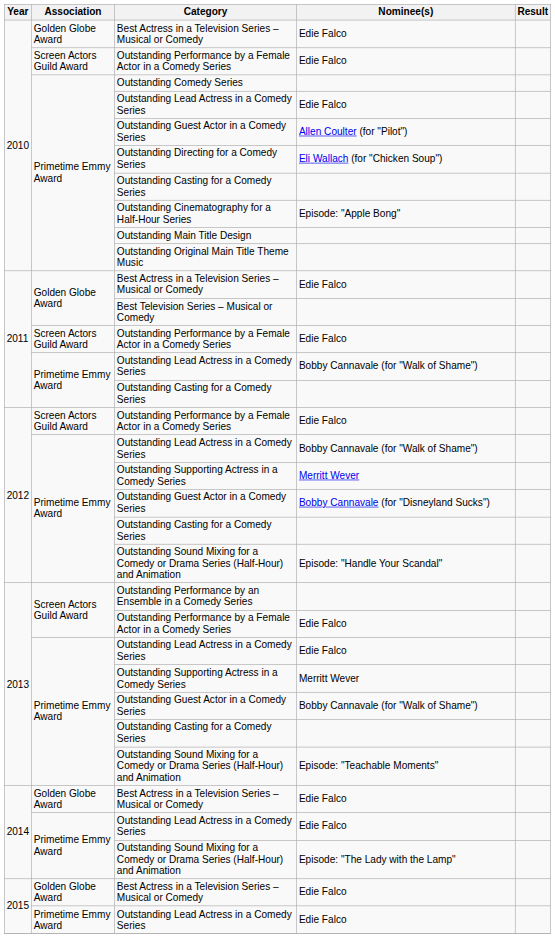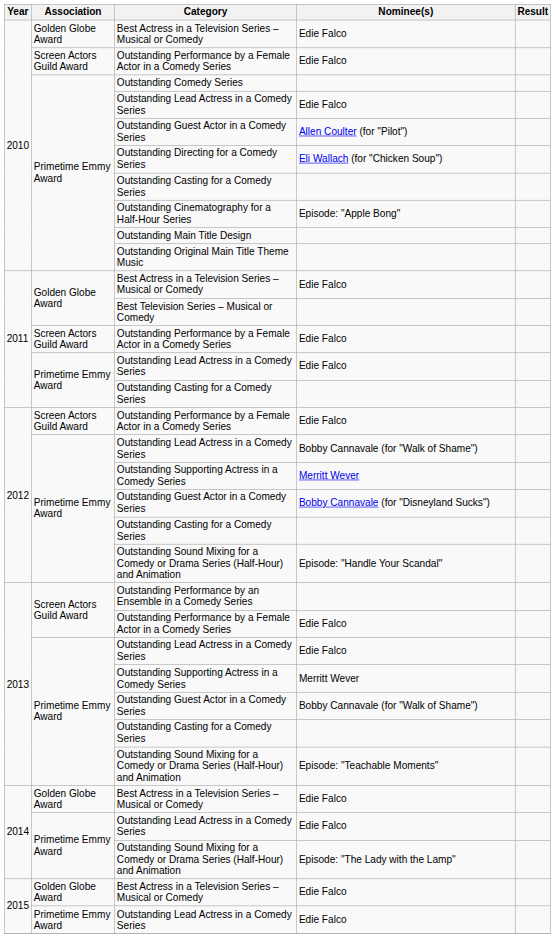(388, 366) Bobby Cannavale (for "Walk of Shame") -> (323, 366) Edie Falco
